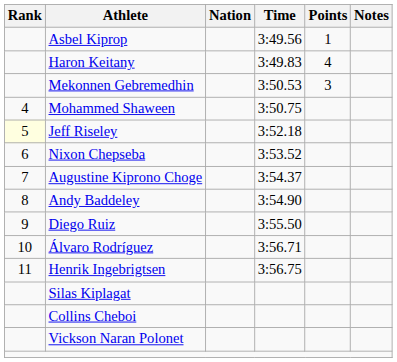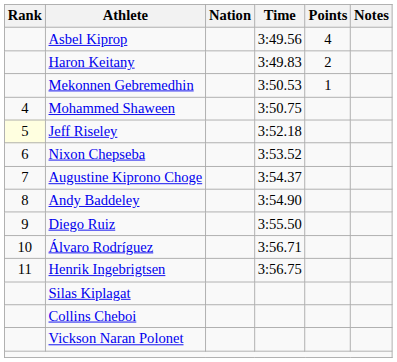(328, 39) 1 -> (328, 39) 4
(328, 62) 4 -> (328, 62) 2
(328, 85) 3 -> (328, 85) 1
